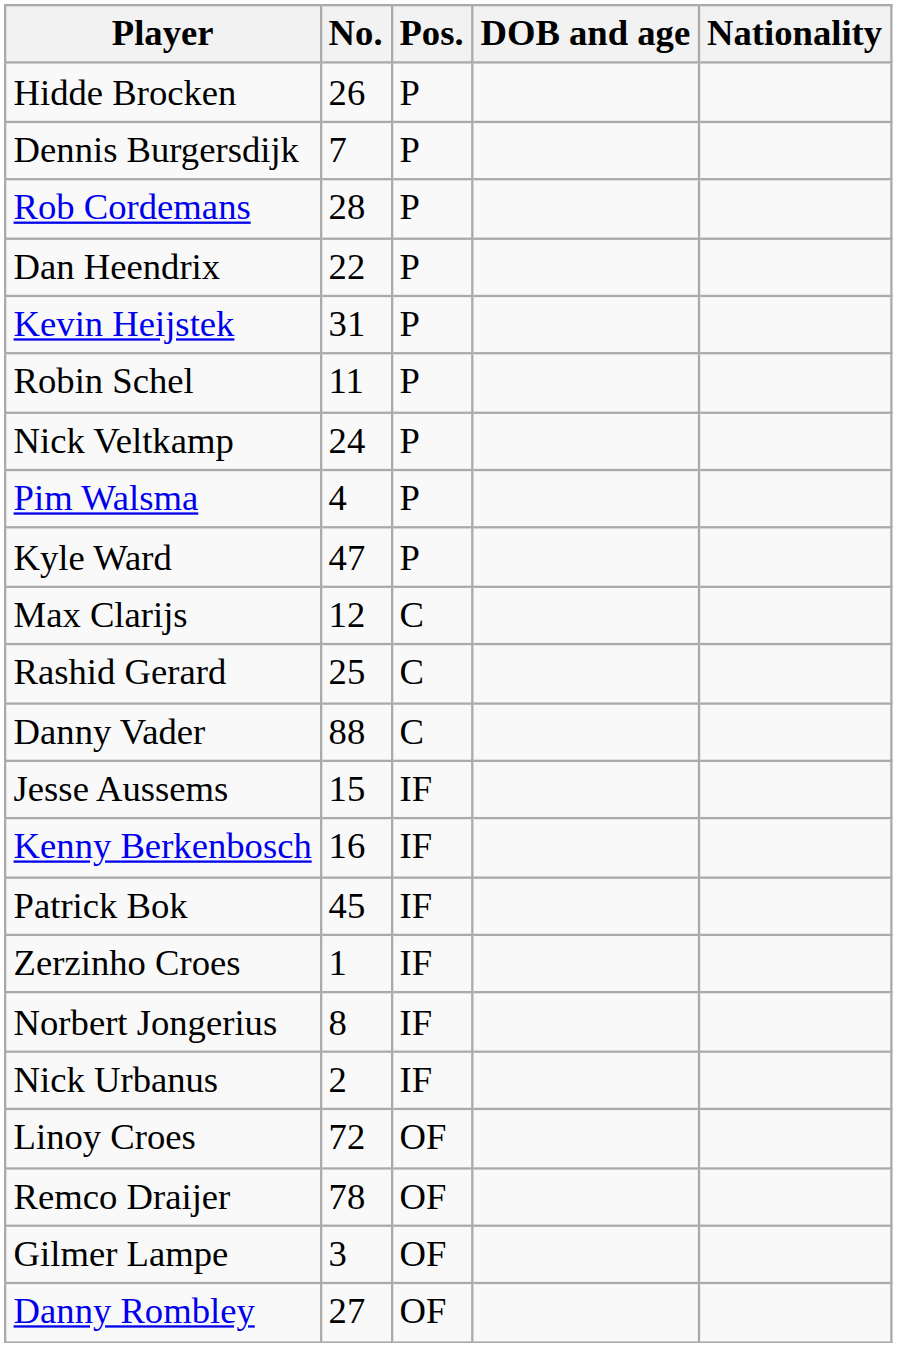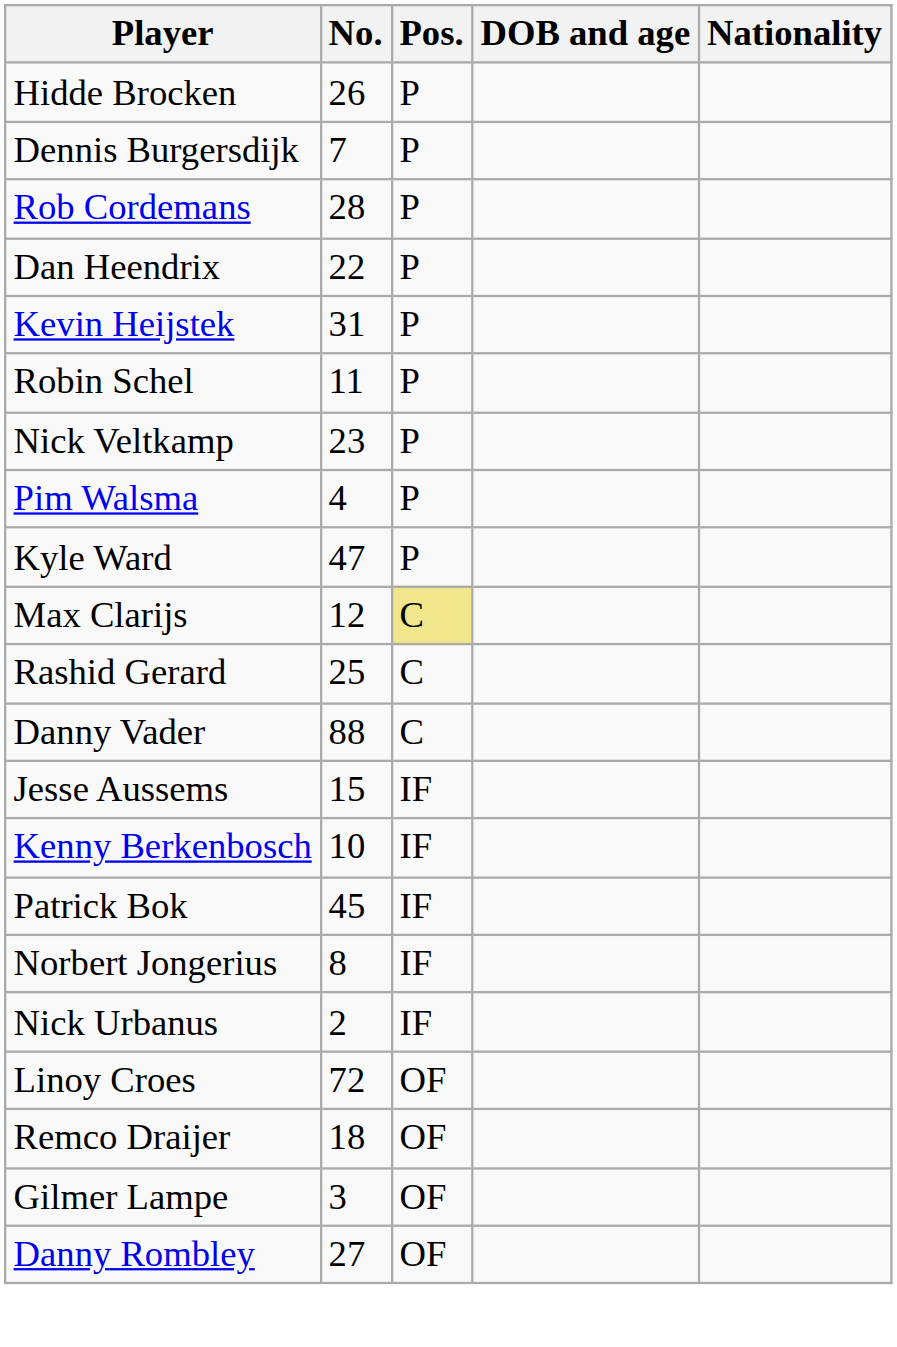(347, 440) 24 -> (347, 440) 23
(412, 614) no background -> (412, 614) khaki background
(347, 847) 16 -> (347, 847) 10
- row: (127, 963)
(347, 1195) 78 -> (347, 1137) 18
